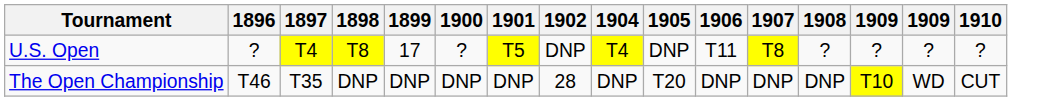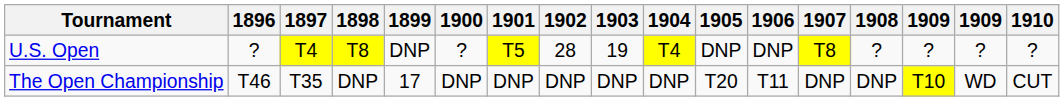+ column: (617, 20)
(410, 51) 17 -> (410, 51) DNP
(565, 51) DNP -> (565, 51) 28
(721, 51) T11 -> (773, 51) DNP
(410, 81) DNP -> (410, 81) 17
(565, 81) 28 -> (565, 81) DNP
(721, 81) DNP -> (773, 81) T11
